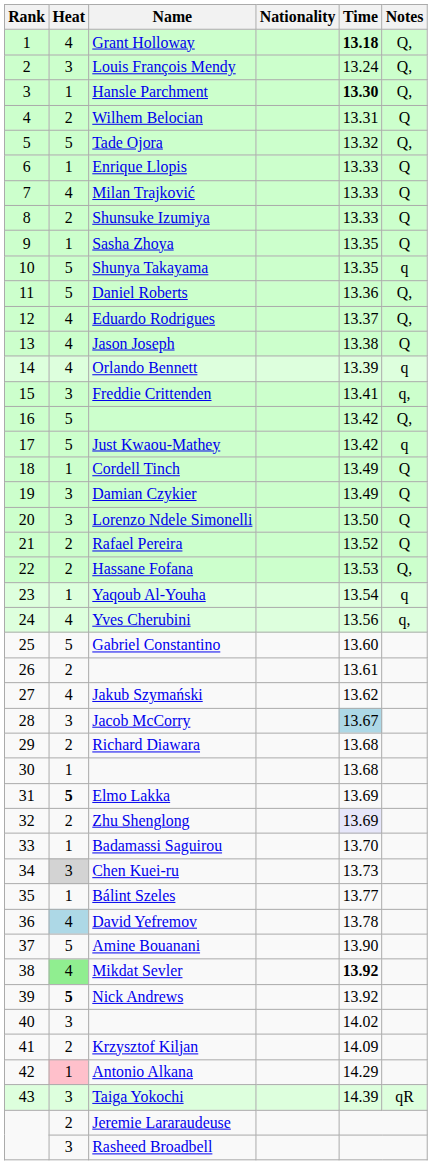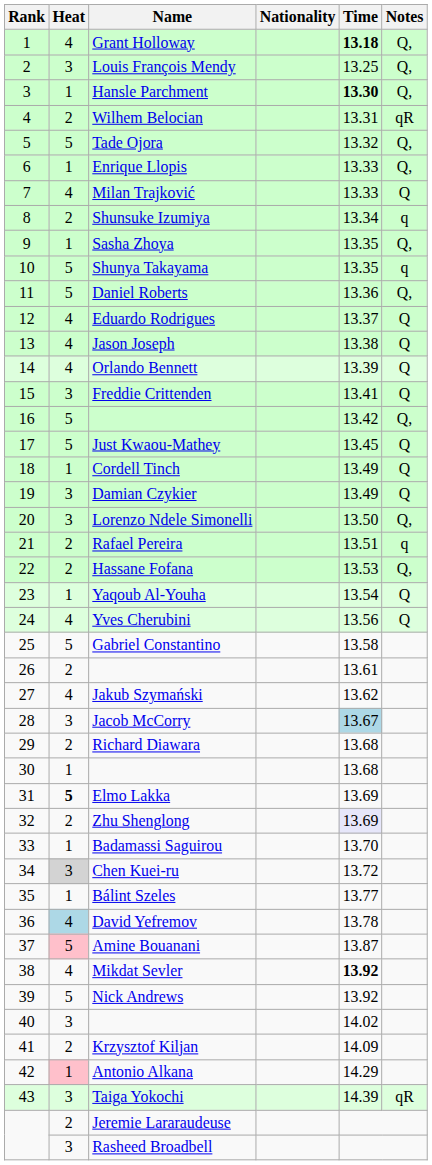(361, 67) 13.24 -> (361, 67) 13.25
(405, 117) Q -> (405, 117) qR
(405, 167) Q -> (405, 167) Q,
(361, 218) 13.33 -> (361, 218) 13.34
(405, 218) Q -> (405, 218) q
(405, 243) Q -> (405, 243) Q,
(405, 318) Q, -> (405, 318) Q
(405, 368) q -> (405, 368) Q
(405, 393) q, -> (405, 393) Q
(361, 444) 13.42 -> (361, 444) 13.45
(405, 444) q -> (405, 444) Q
(405, 519) Q -> (405, 519) Q,
(361, 544) 13.52 -> (361, 544) 13.51
(405, 544) Q -> (405, 544) q
(405, 594) q -> (405, 594) Q
(405, 619) q, -> (405, 619) Q
(361, 645) 13.60 -> (361, 645) 13.58
(361, 871) 13.73 -> (361, 871) 13.72
(69, 946) no background -> (69, 946) pink background
(361, 946) 13.90 -> (361, 946) 13.87
(69, 971) lightgreen background -> (69, 971) no background
(69, 996) bold -> (69, 996) normal
